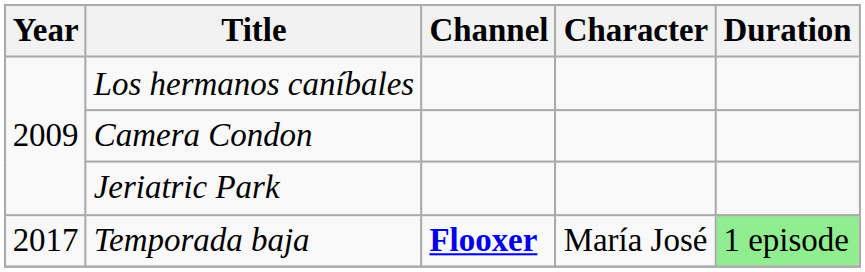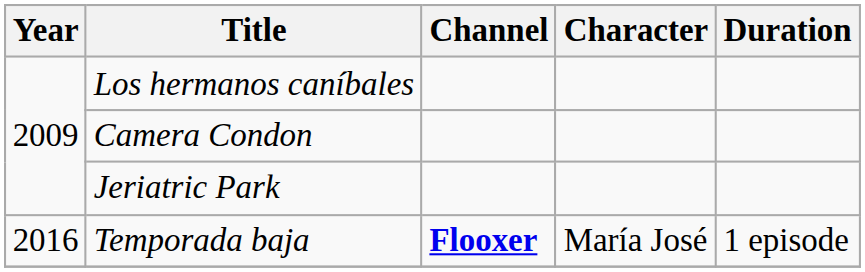(46, 239) 2017 -> (46, 239) 2016
(786, 239) lightgreen background -> (786, 239) no background
